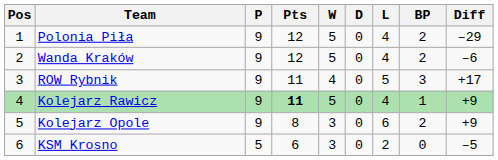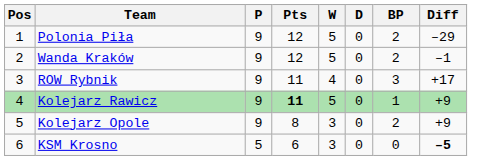- column: (386, 15)
(470, 59) –6 -> (443, 59) –1
(470, 145) normal -> (443, 145) bold
